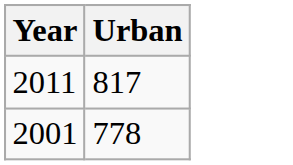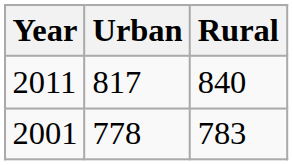+ column: (238, 30)
